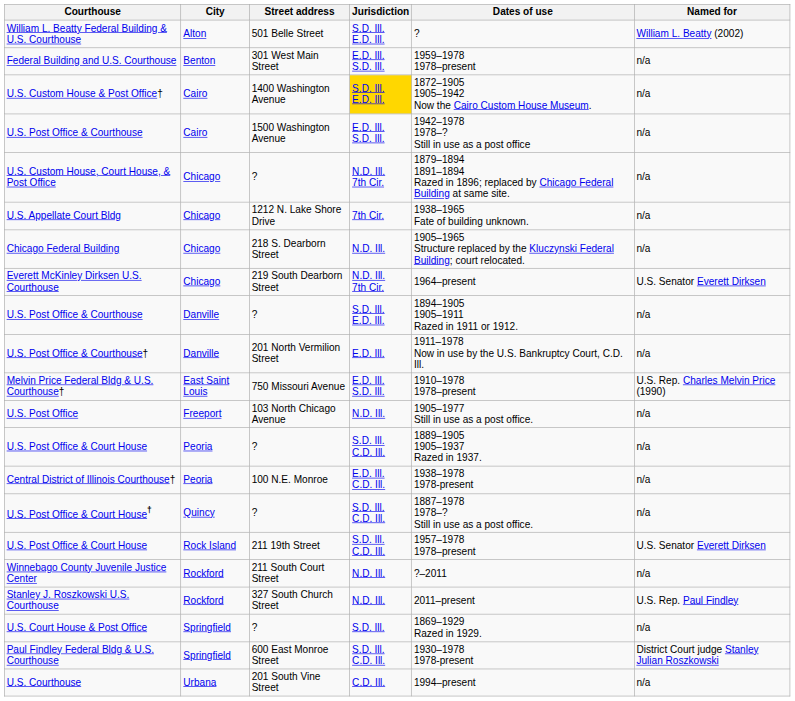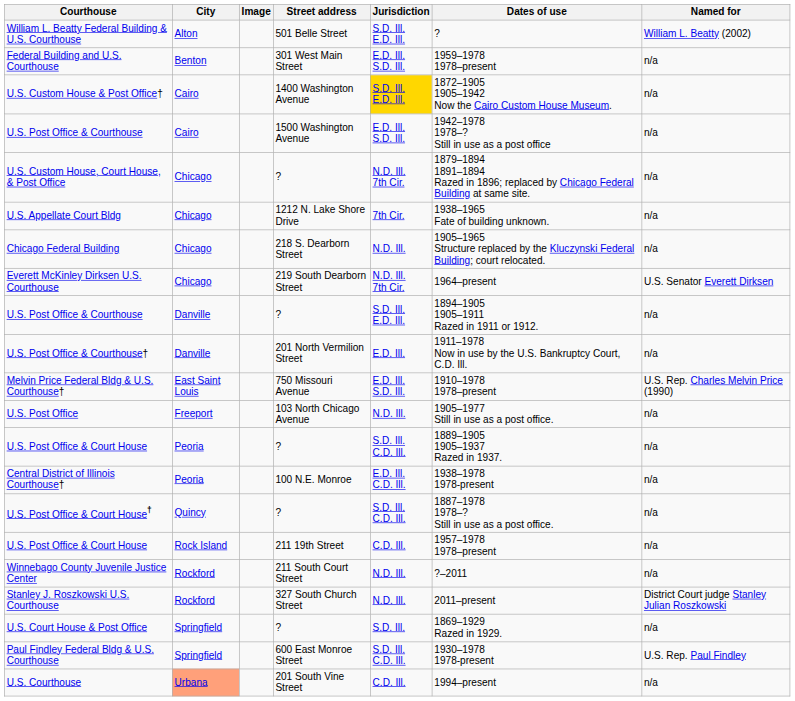+ column: (256, 12)
(369, 546) S.D. Ill. C.D. Ill. -> (389, 546) C.D. Ill.
(701, 546) U.S. Senator Everett Dirksen -> (651, 546) n/a
(687, 600) U.S. Rep. Paul Findley -> (705, 600) District Court judge Stanley Julian Roszkowski
(697, 655) District Court judge Stanley Julian Roszkowski -> (695, 655) U.S. Rep. Paul Findley
(200, 682) no background -> (191, 682) lightsalmon background
